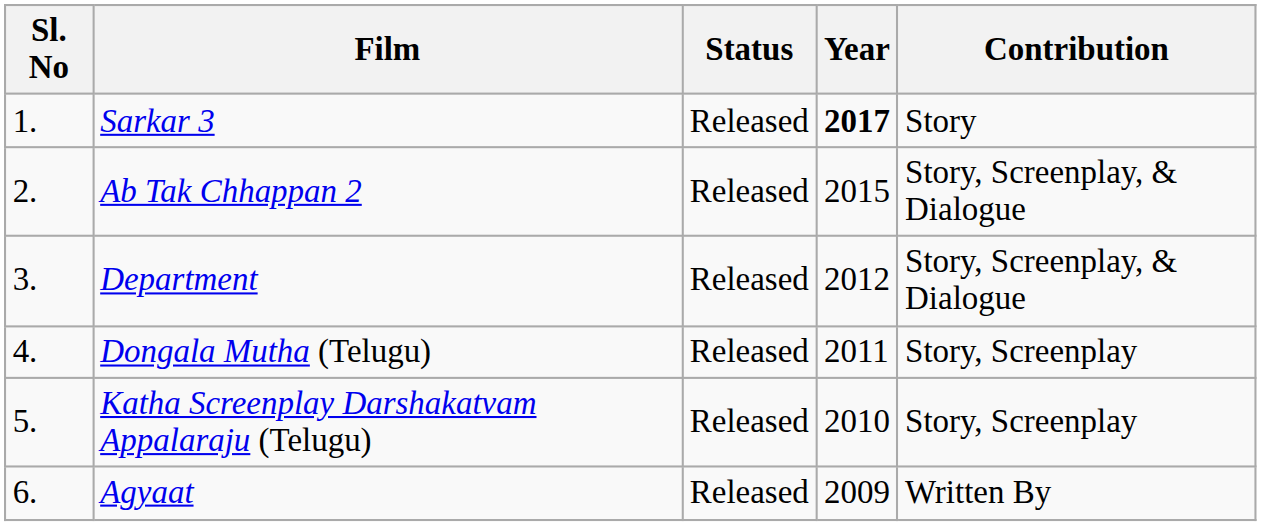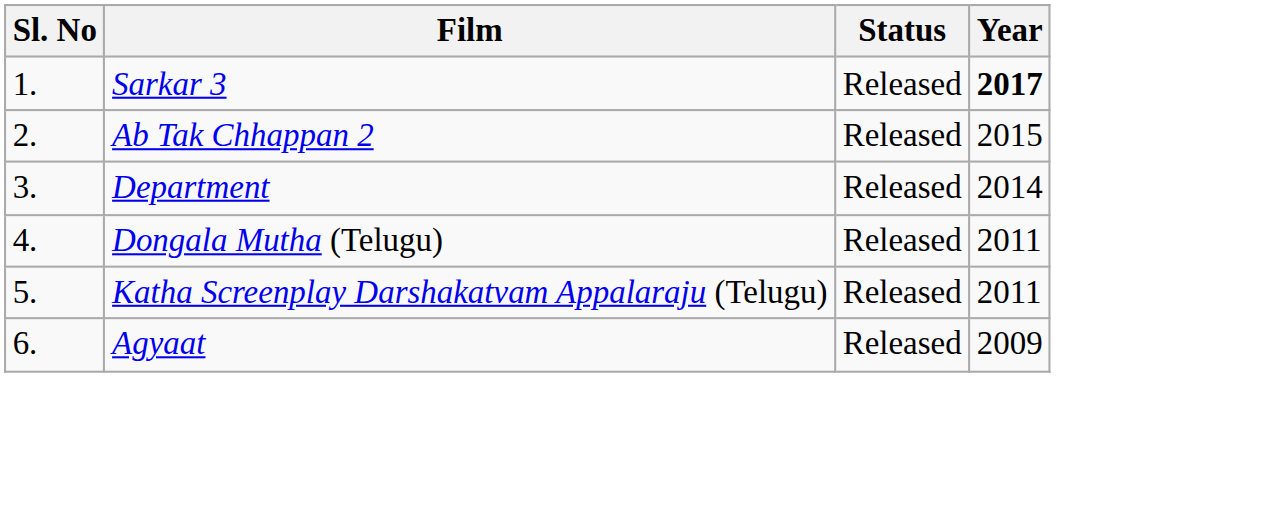- column: (1076, 49)
(857, 280) 2012 -> (1010, 187) 2014
(857, 421) 2010 -> (1009, 291) 2011
